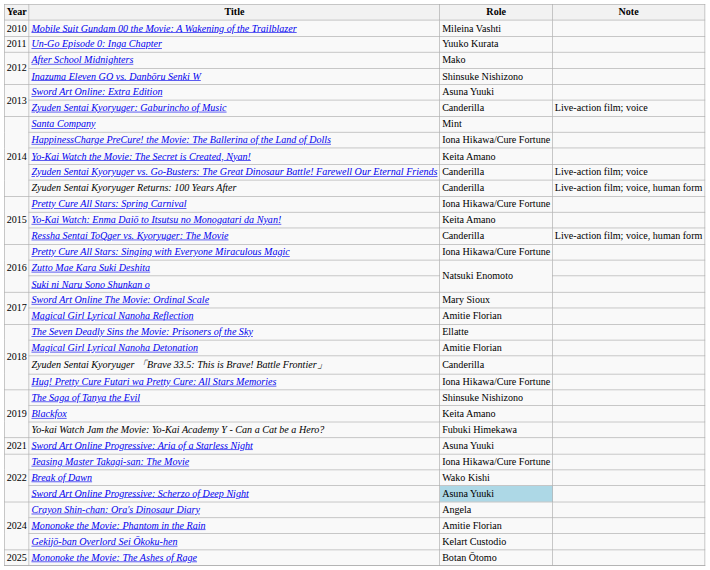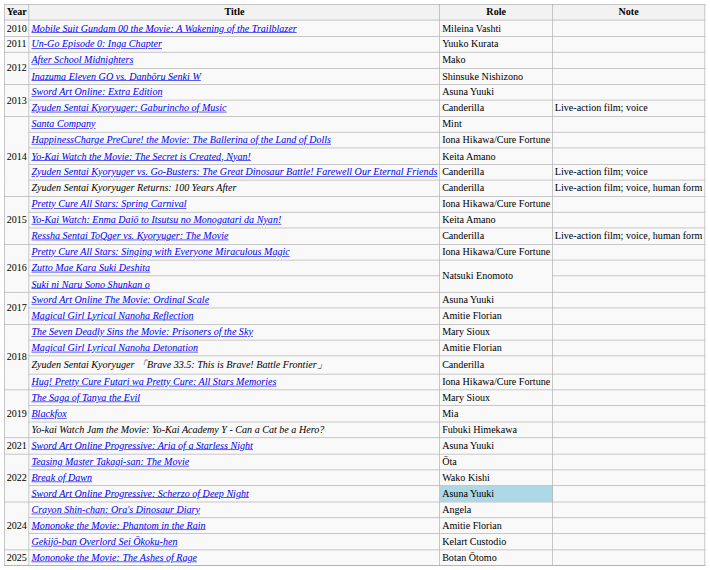(466, 300) Mary Sioux -> (468, 300) Asuna Yuuki
(455, 332) Ellatte -> (466, 332) Mary Sioux
(483, 398) Shinsuke Nishizono -> (466, 398) Mary Sioux
(469, 414) Keita Amano -> (450, 414) Mia
(496, 461) Iona Hikawa/Cure Fortune -> (449, 461) Ōta
